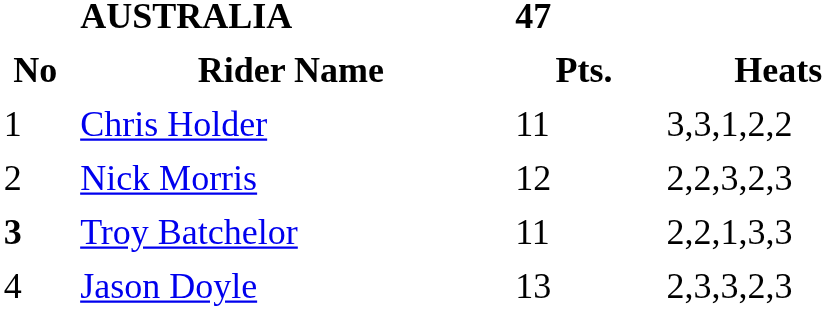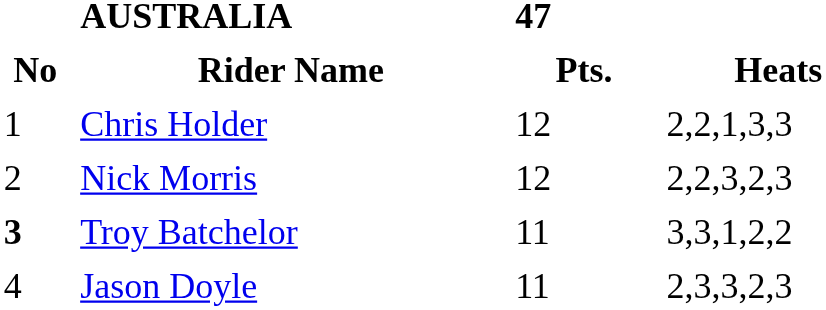(532, 124) 11 -> (533, 124) 12
(729, 124) 3,3,1,2,2 -> (729, 124) 2,2,1,3,3
(729, 232) 2,2,1,3,3 -> (729, 232) 3,3,1,2,2
(533, 286) 13 -> (532, 286) 11
